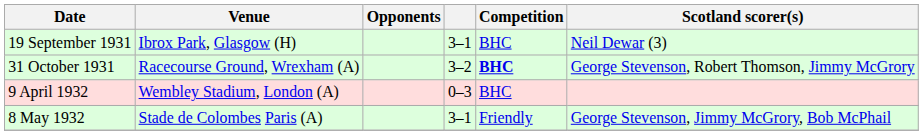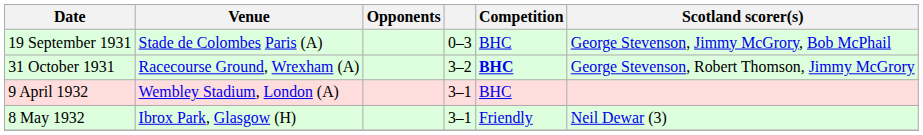(217, 42) Ibrox Park, Glasgow (H) -> (231, 42) Stade de Colombes Paris (A)
(460, 42) 3–1 -> (460, 42) 0–3
(619, 42) Neil Dewar (3) -> (731, 42) George Stevenson, Jimmy McGrory, Bob McPhail
(460, 92) 0–3 -> (460, 92) 3–1
(231, 117) Stade de Colombes Paris (A) -> (217, 117) Ibrox Park, Glasgow (H)
(731, 117) George Stevenson, Jimmy McGrory, Bob McPhail -> (619, 117) Neil Dewar (3)
